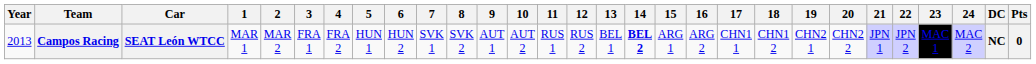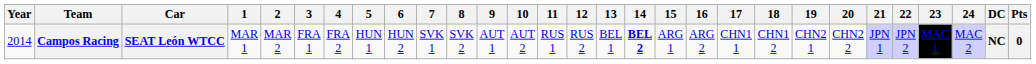(19, 41) 2013 -> (19, 41) 2014
